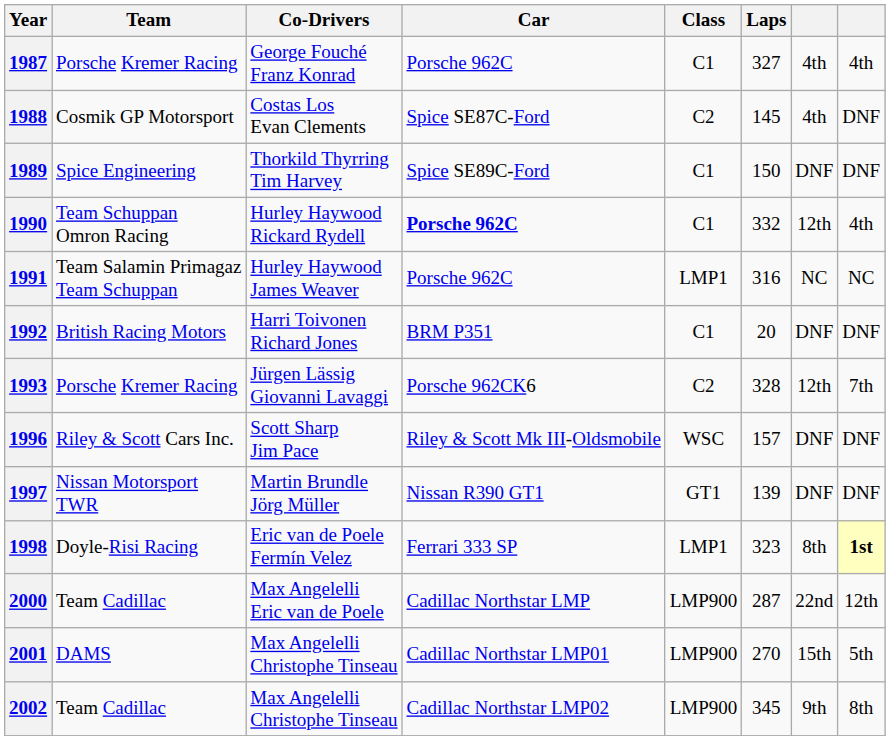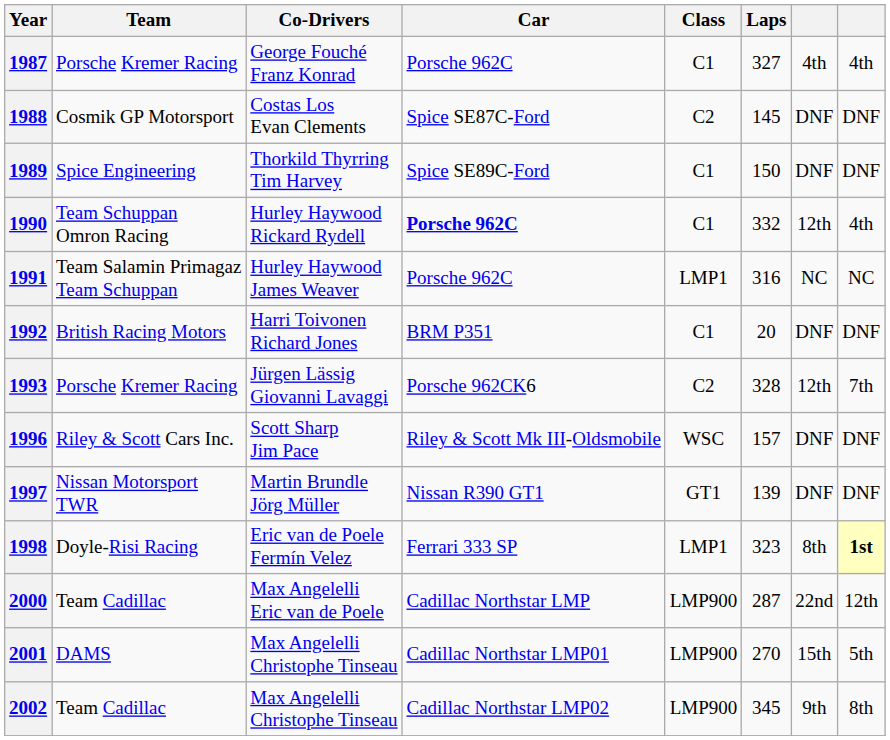(814, 116) 4th -> (814, 116) DNF
